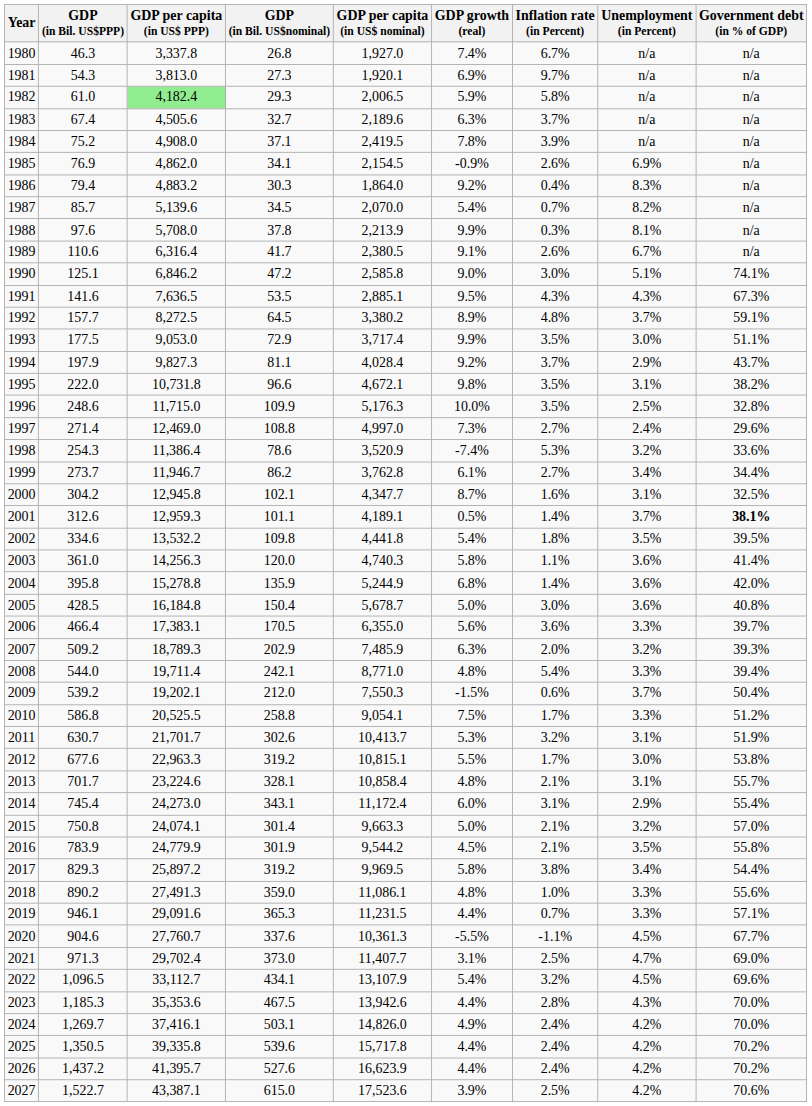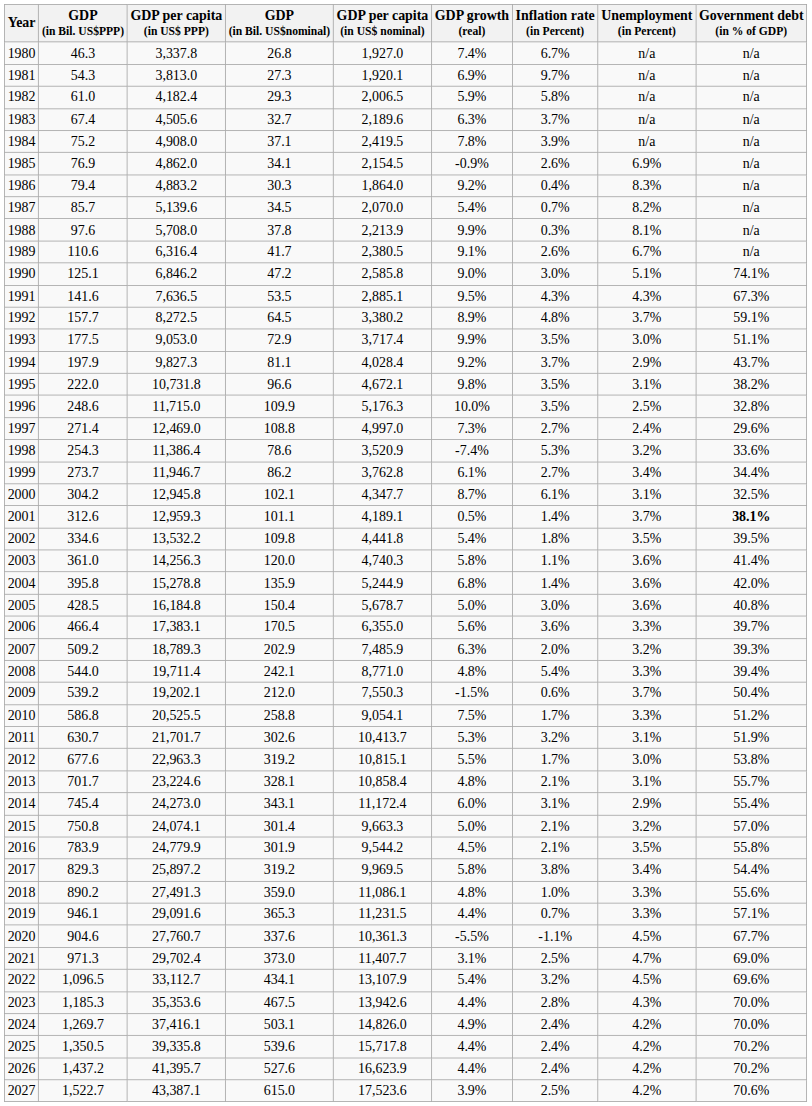(176, 97) lightgreen background -> (176, 97) no background
(555, 494) 1.6% -> (555, 494) 6.1%
